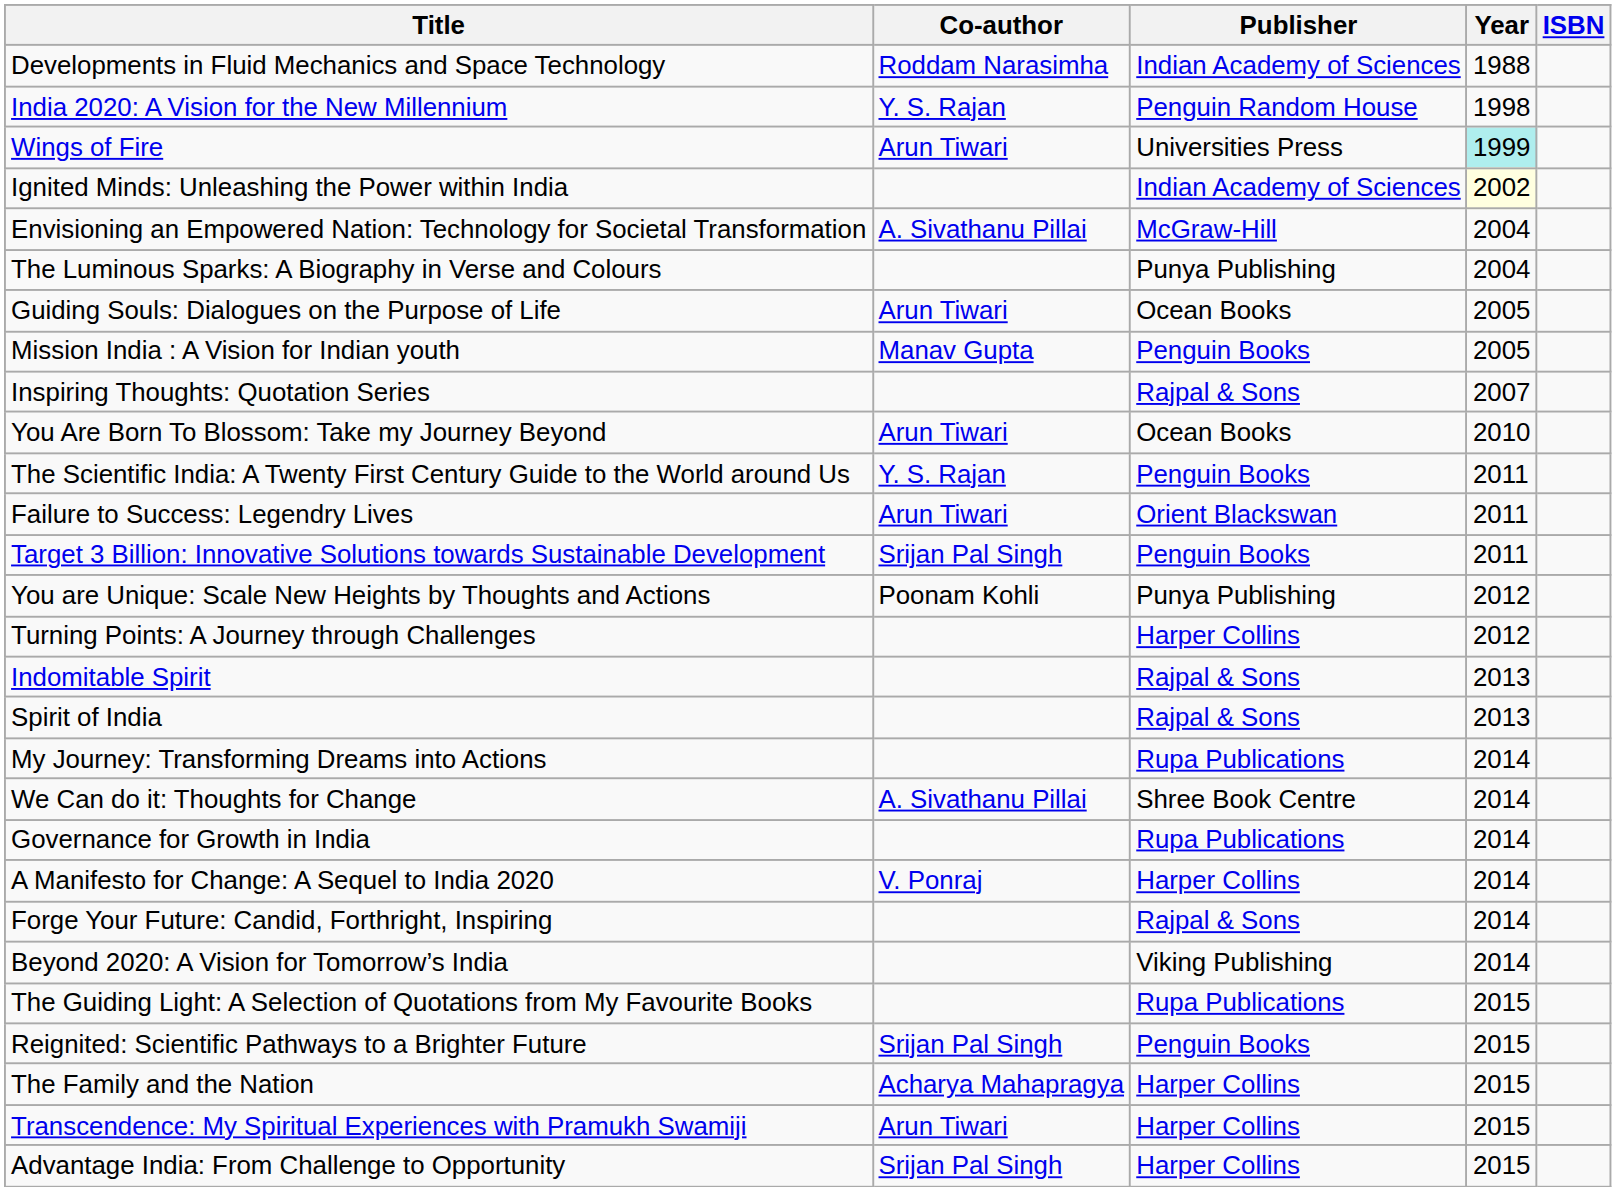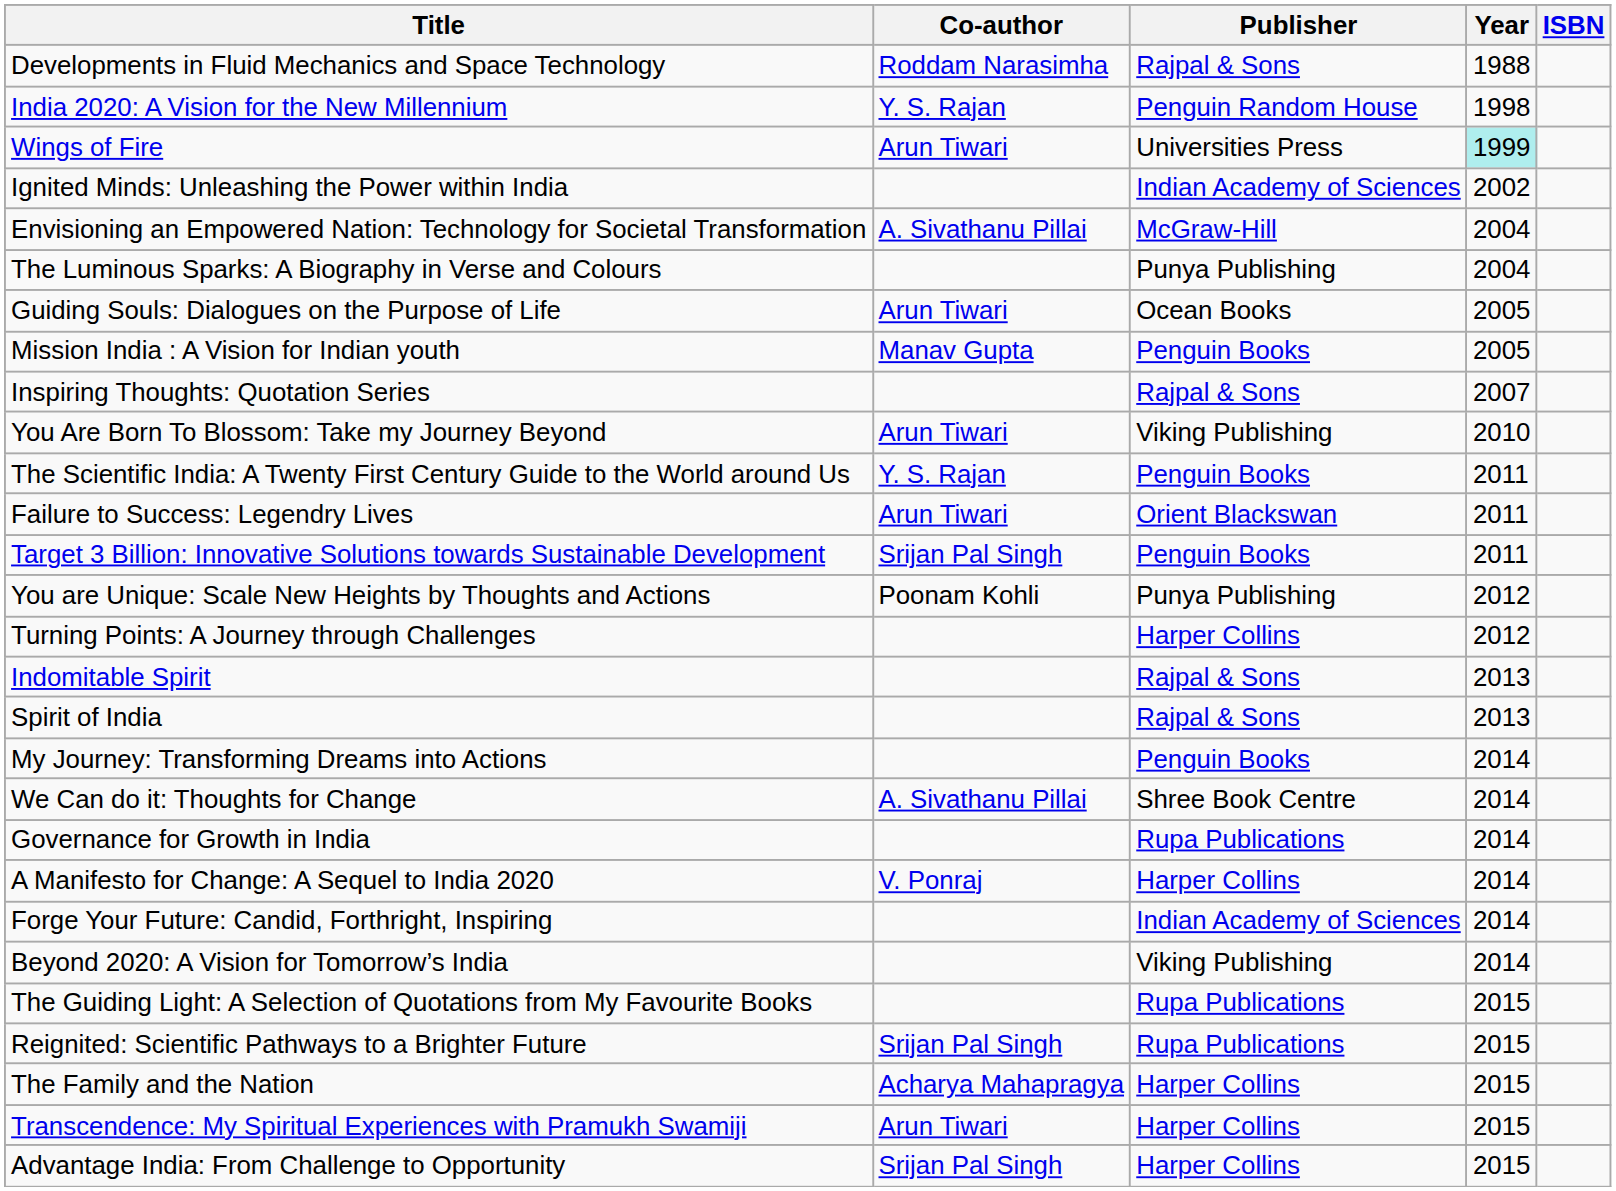(1298, 66) Indian Academy of Sciences -> (1218, 66) Rajpal & Sons
(1502, 188) lightyellow background -> (1502, 188) no background
(1214, 432) Ocean Books -> (1234, 432) Viking Publishing
(1240, 758) Rupa Publications -> (1223, 758) Penguin Books
(1218, 921) Rajpal & Sons -> (1298, 921) Indian Academy of Sciences
(1223, 1043) Penguin Books -> (1240, 1043) Rupa Publications
